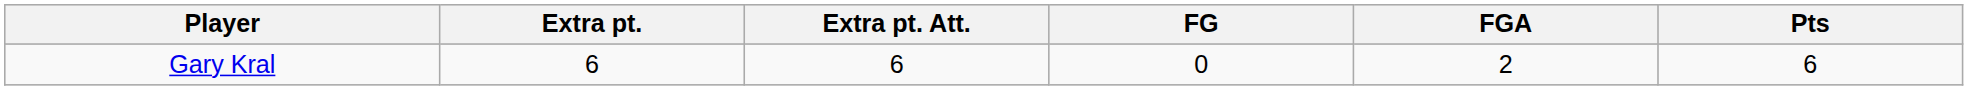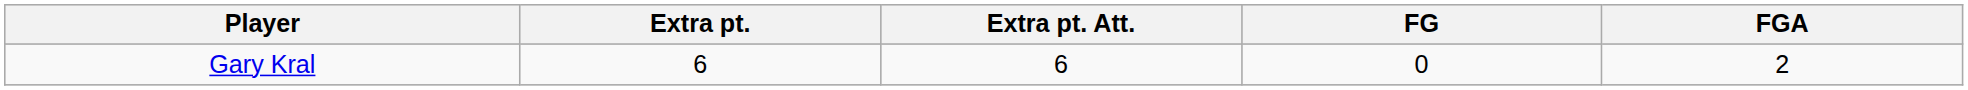- column: (1810, 24)
